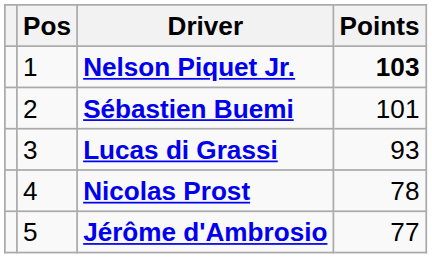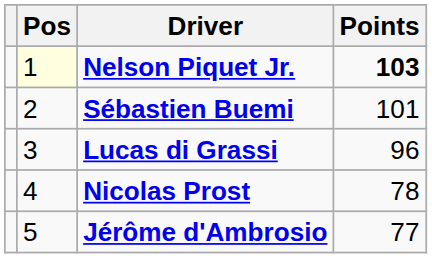(30, 67) no background -> (30, 67) lightyellow background
(405, 150) 93 -> (405, 150) 96
